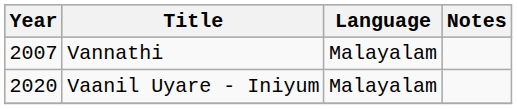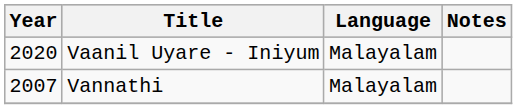rows swapped: (115, 54) <-> (193, 86)
